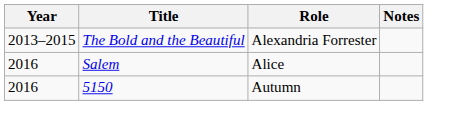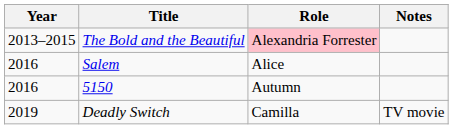(314, 40) no background -> (314, 40) pink background
+ row: (126, 111)
